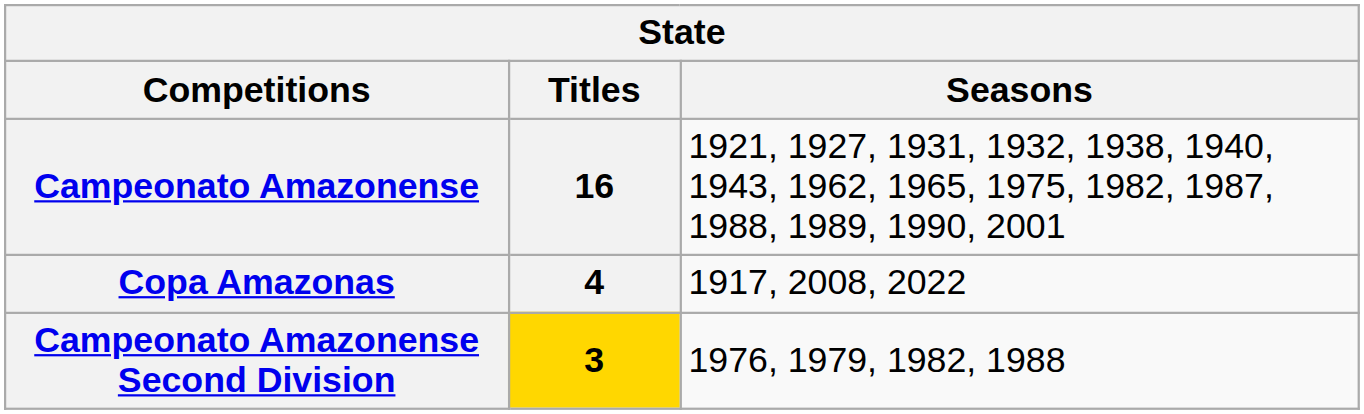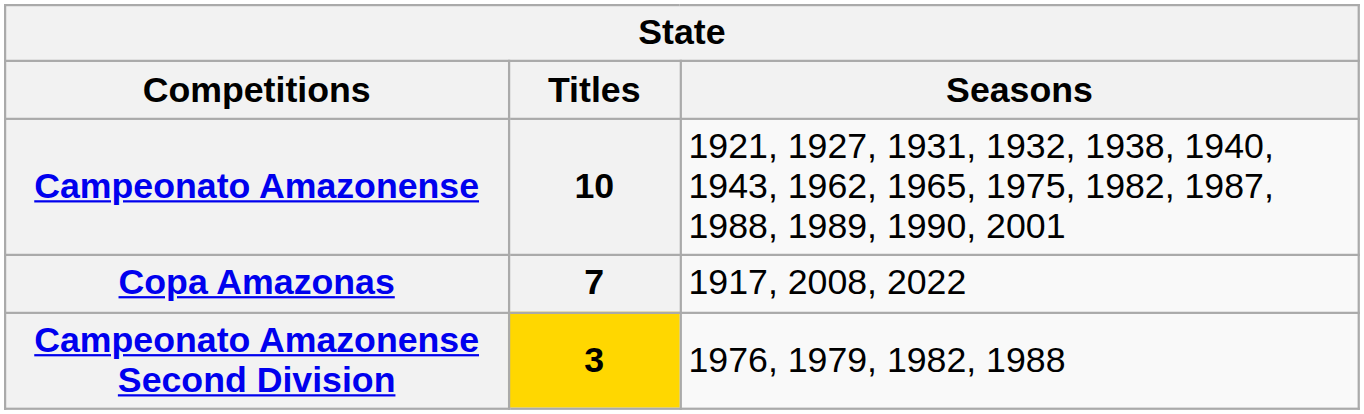(594, 186) 16 -> (594, 186) 10
(594, 282) 4 -> (594, 282) 7
